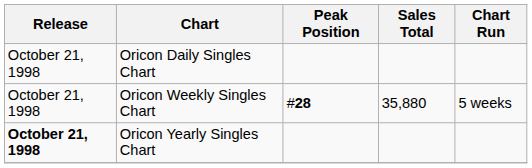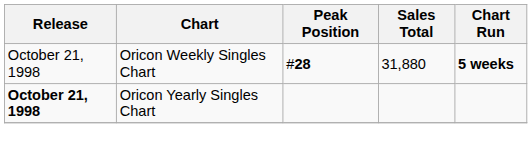- row: (185, 63)
(404, 103) 35,880 -> (404, 63) 31,880
(485, 103) normal -> (486, 63) bold
